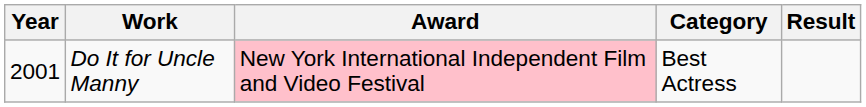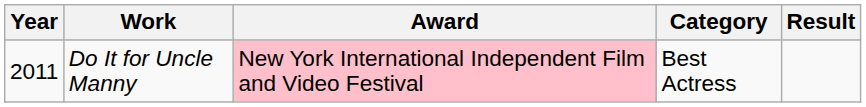(35, 70) 2001 -> (34, 70) 2011
